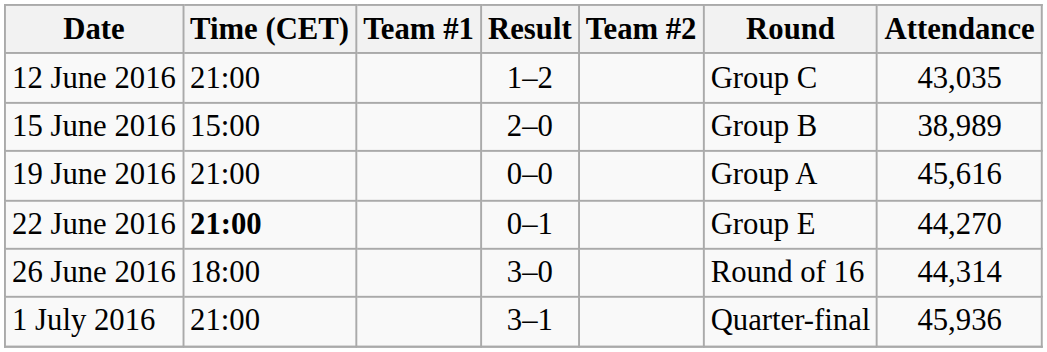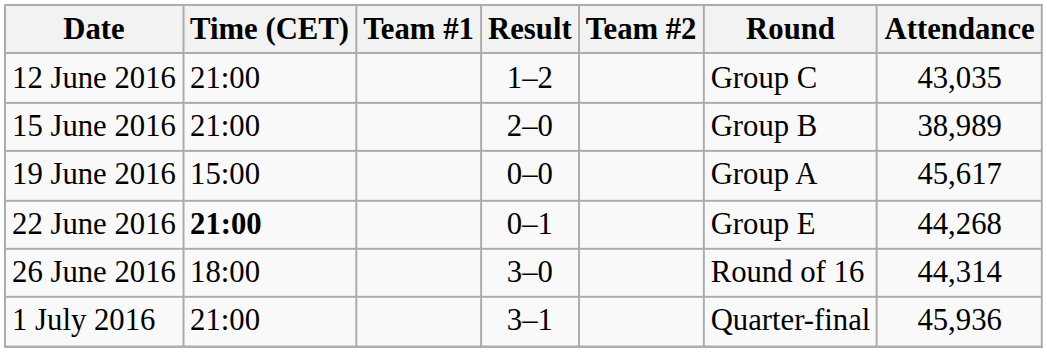(225, 126) 15:00 -> (225, 126) 21:00
(225, 175) 21:00 -> (225, 175) 15:00
(960, 175) 45,616 -> (960, 175) 45,617
(960, 223) 44,270 -> (960, 223) 44,268
